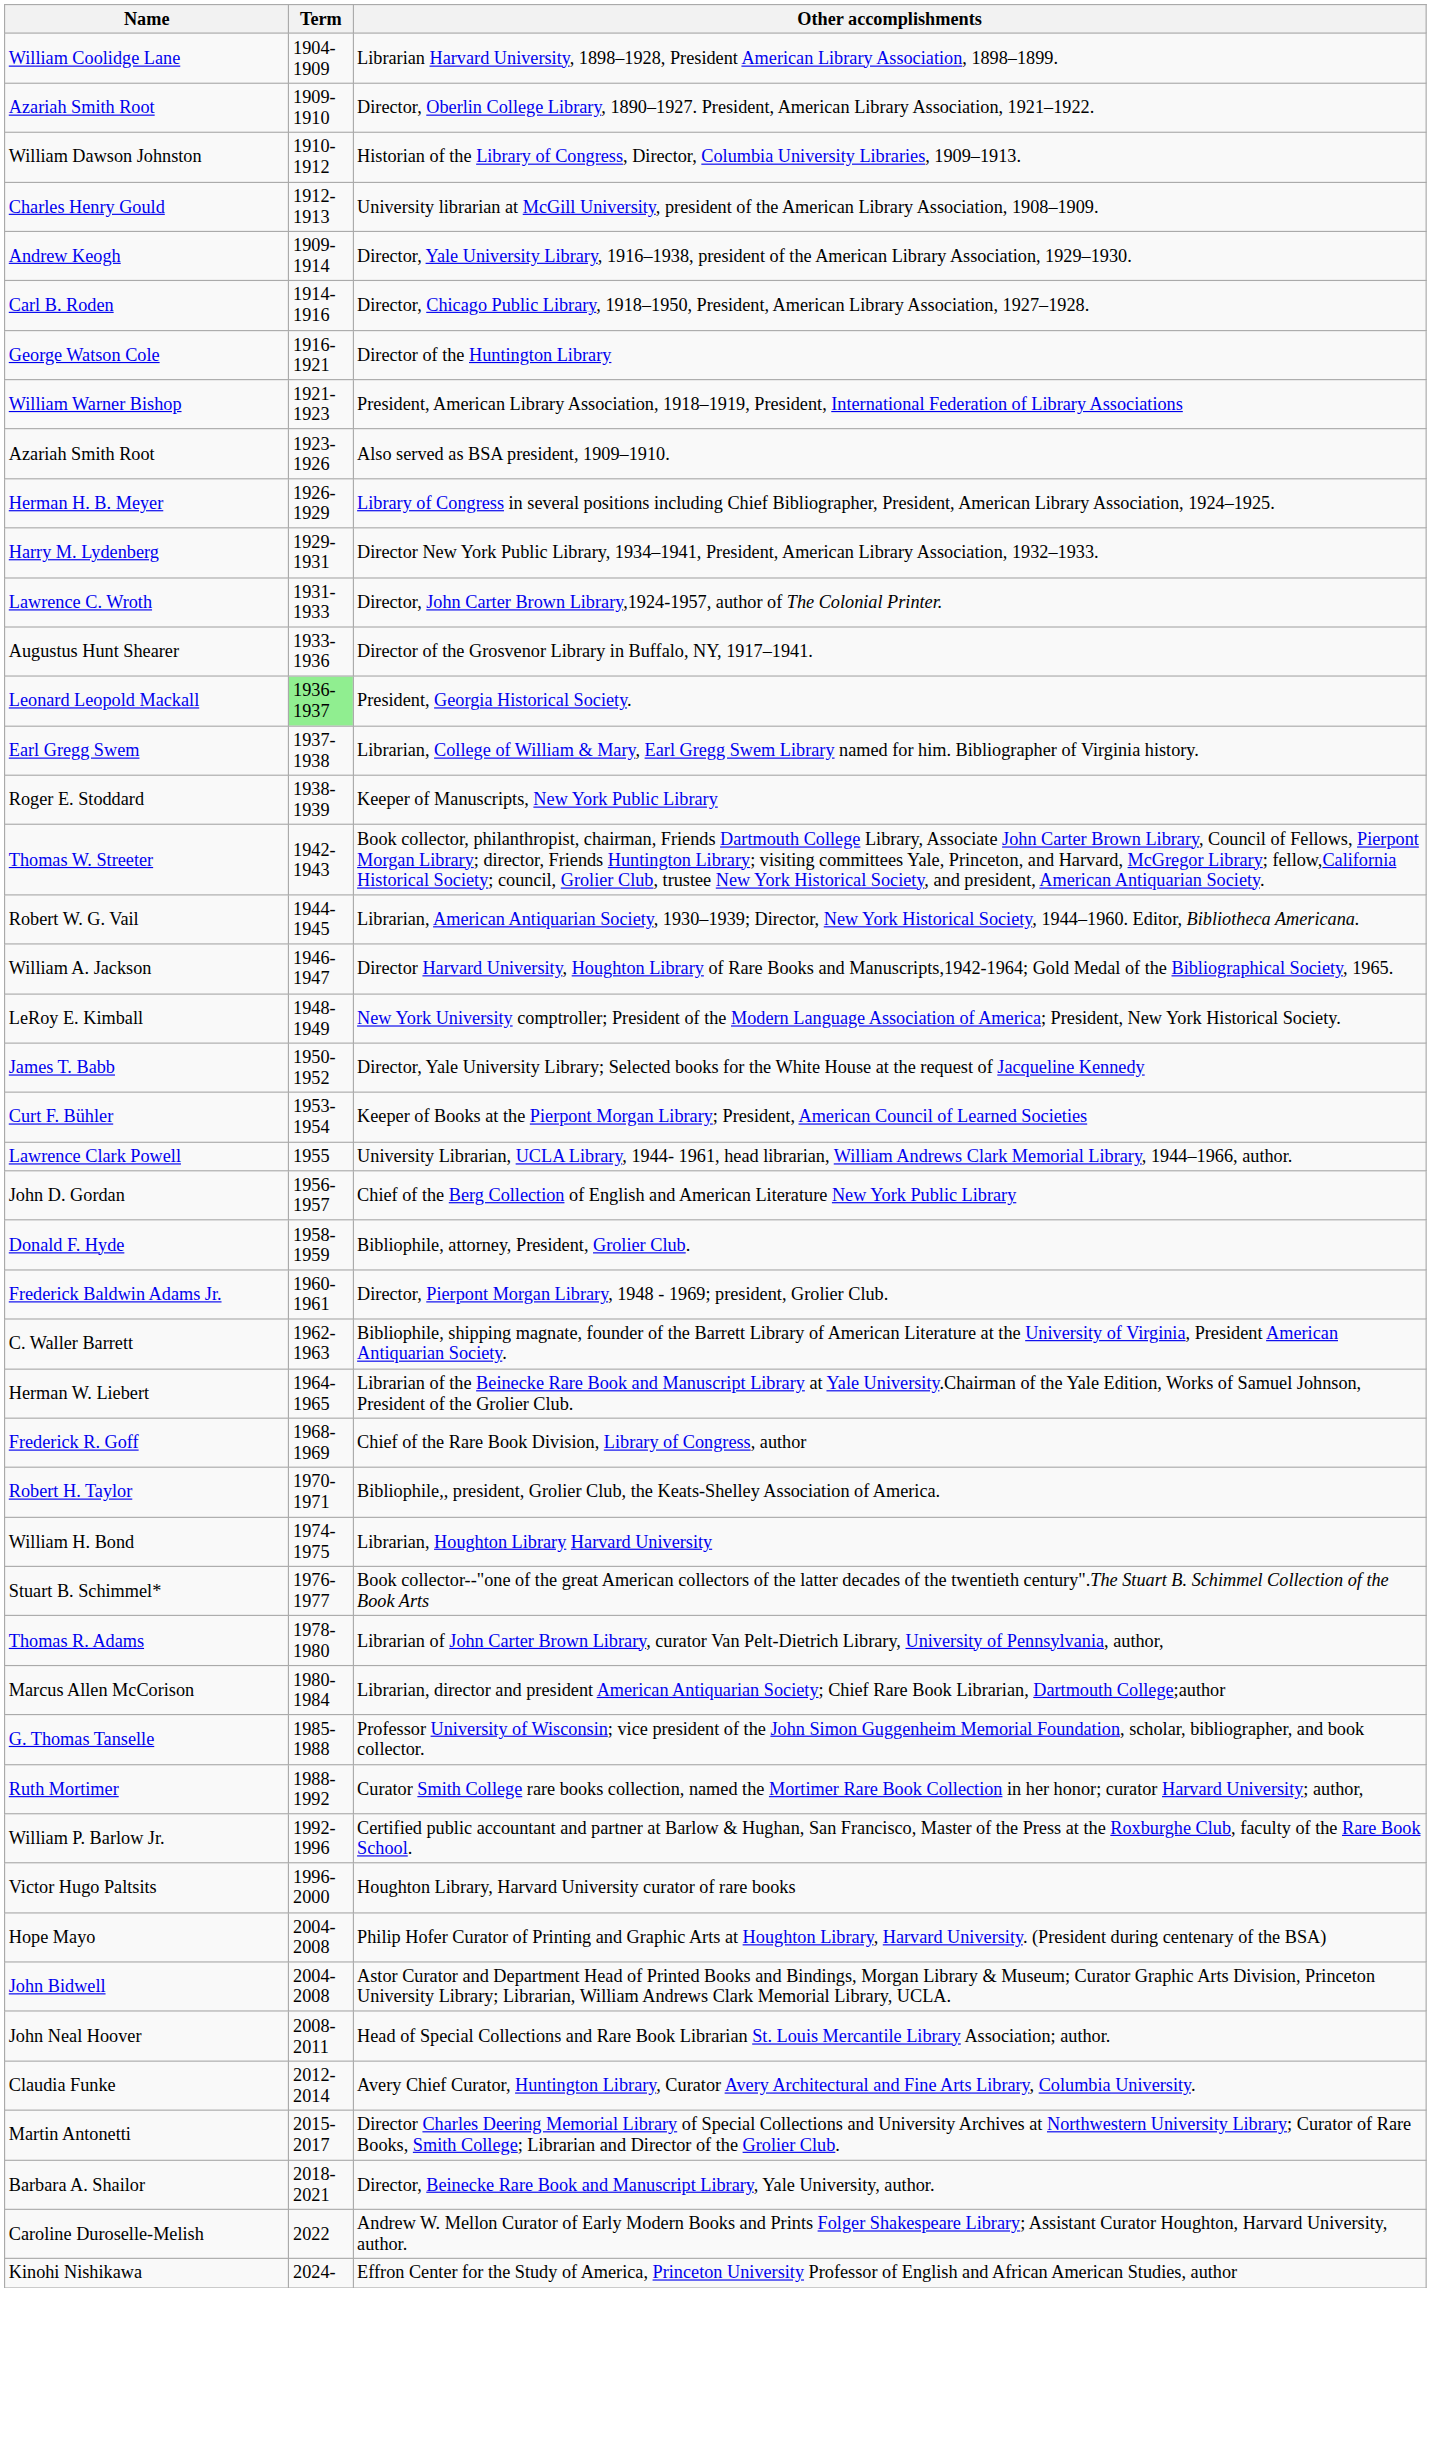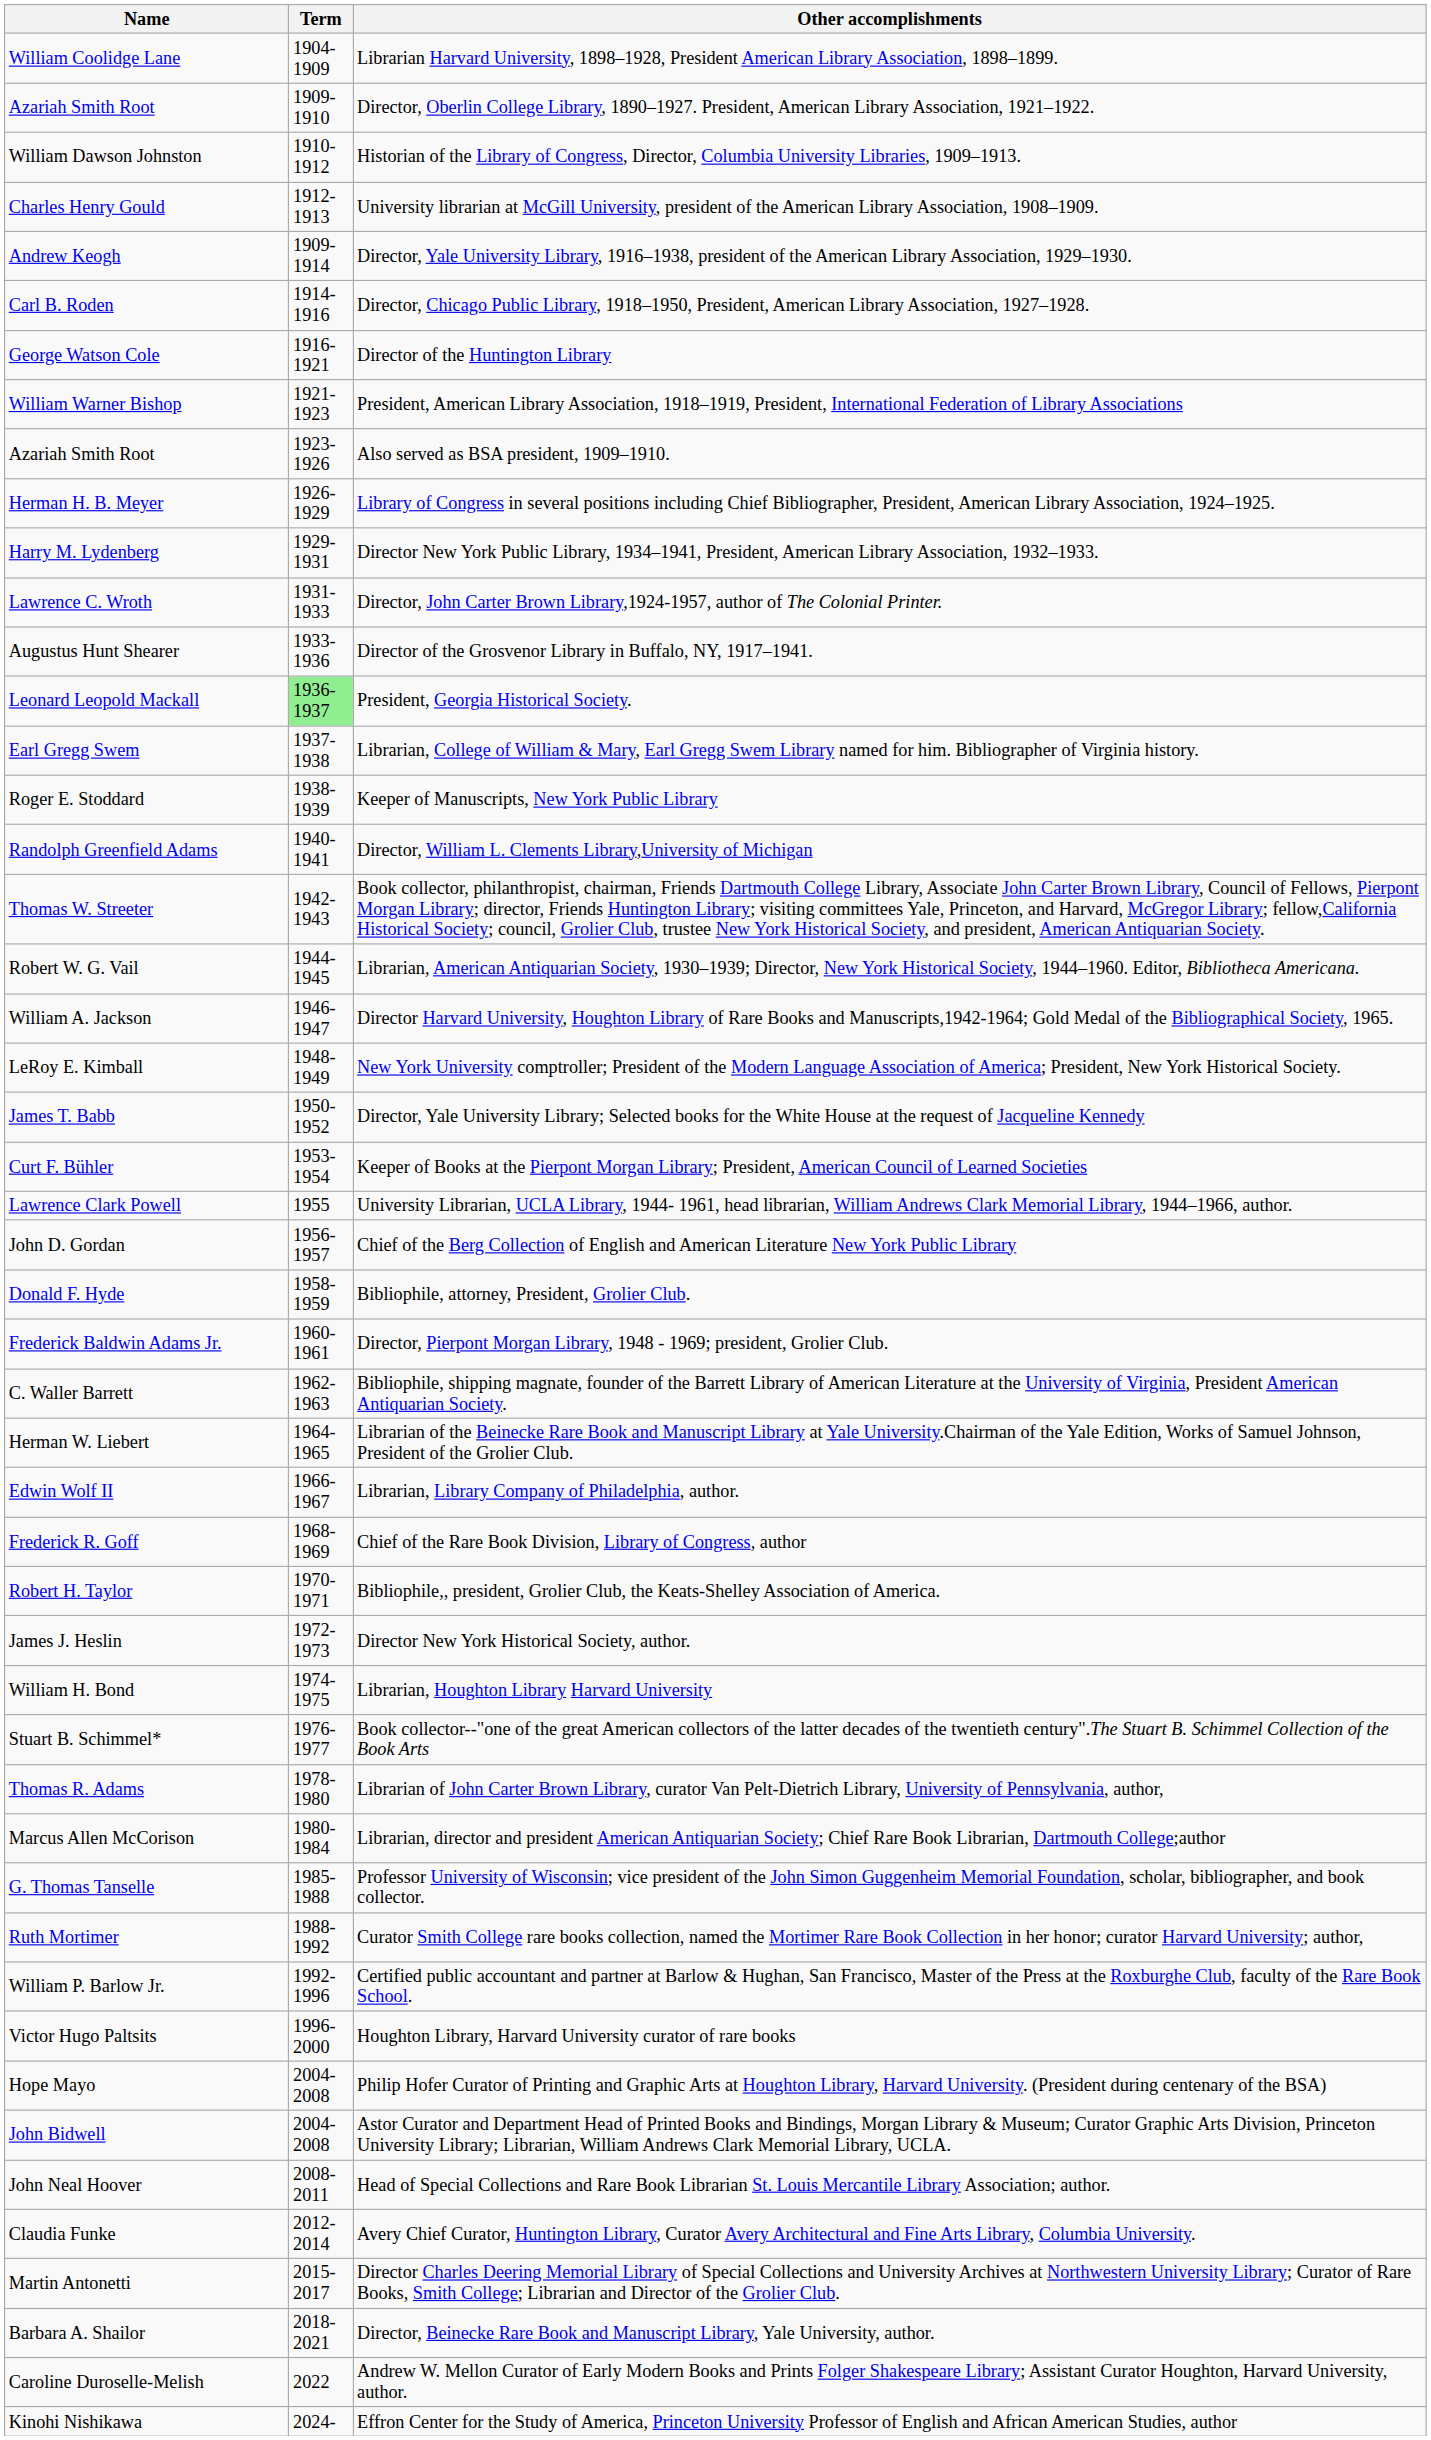+ row: (585, 849)
+ row: (548, 1492)
+ row: (524, 1640)
